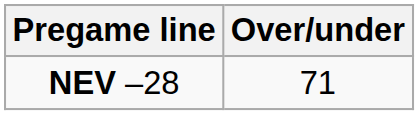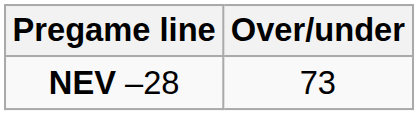(318, 82) 71 -> (318, 82) 73
